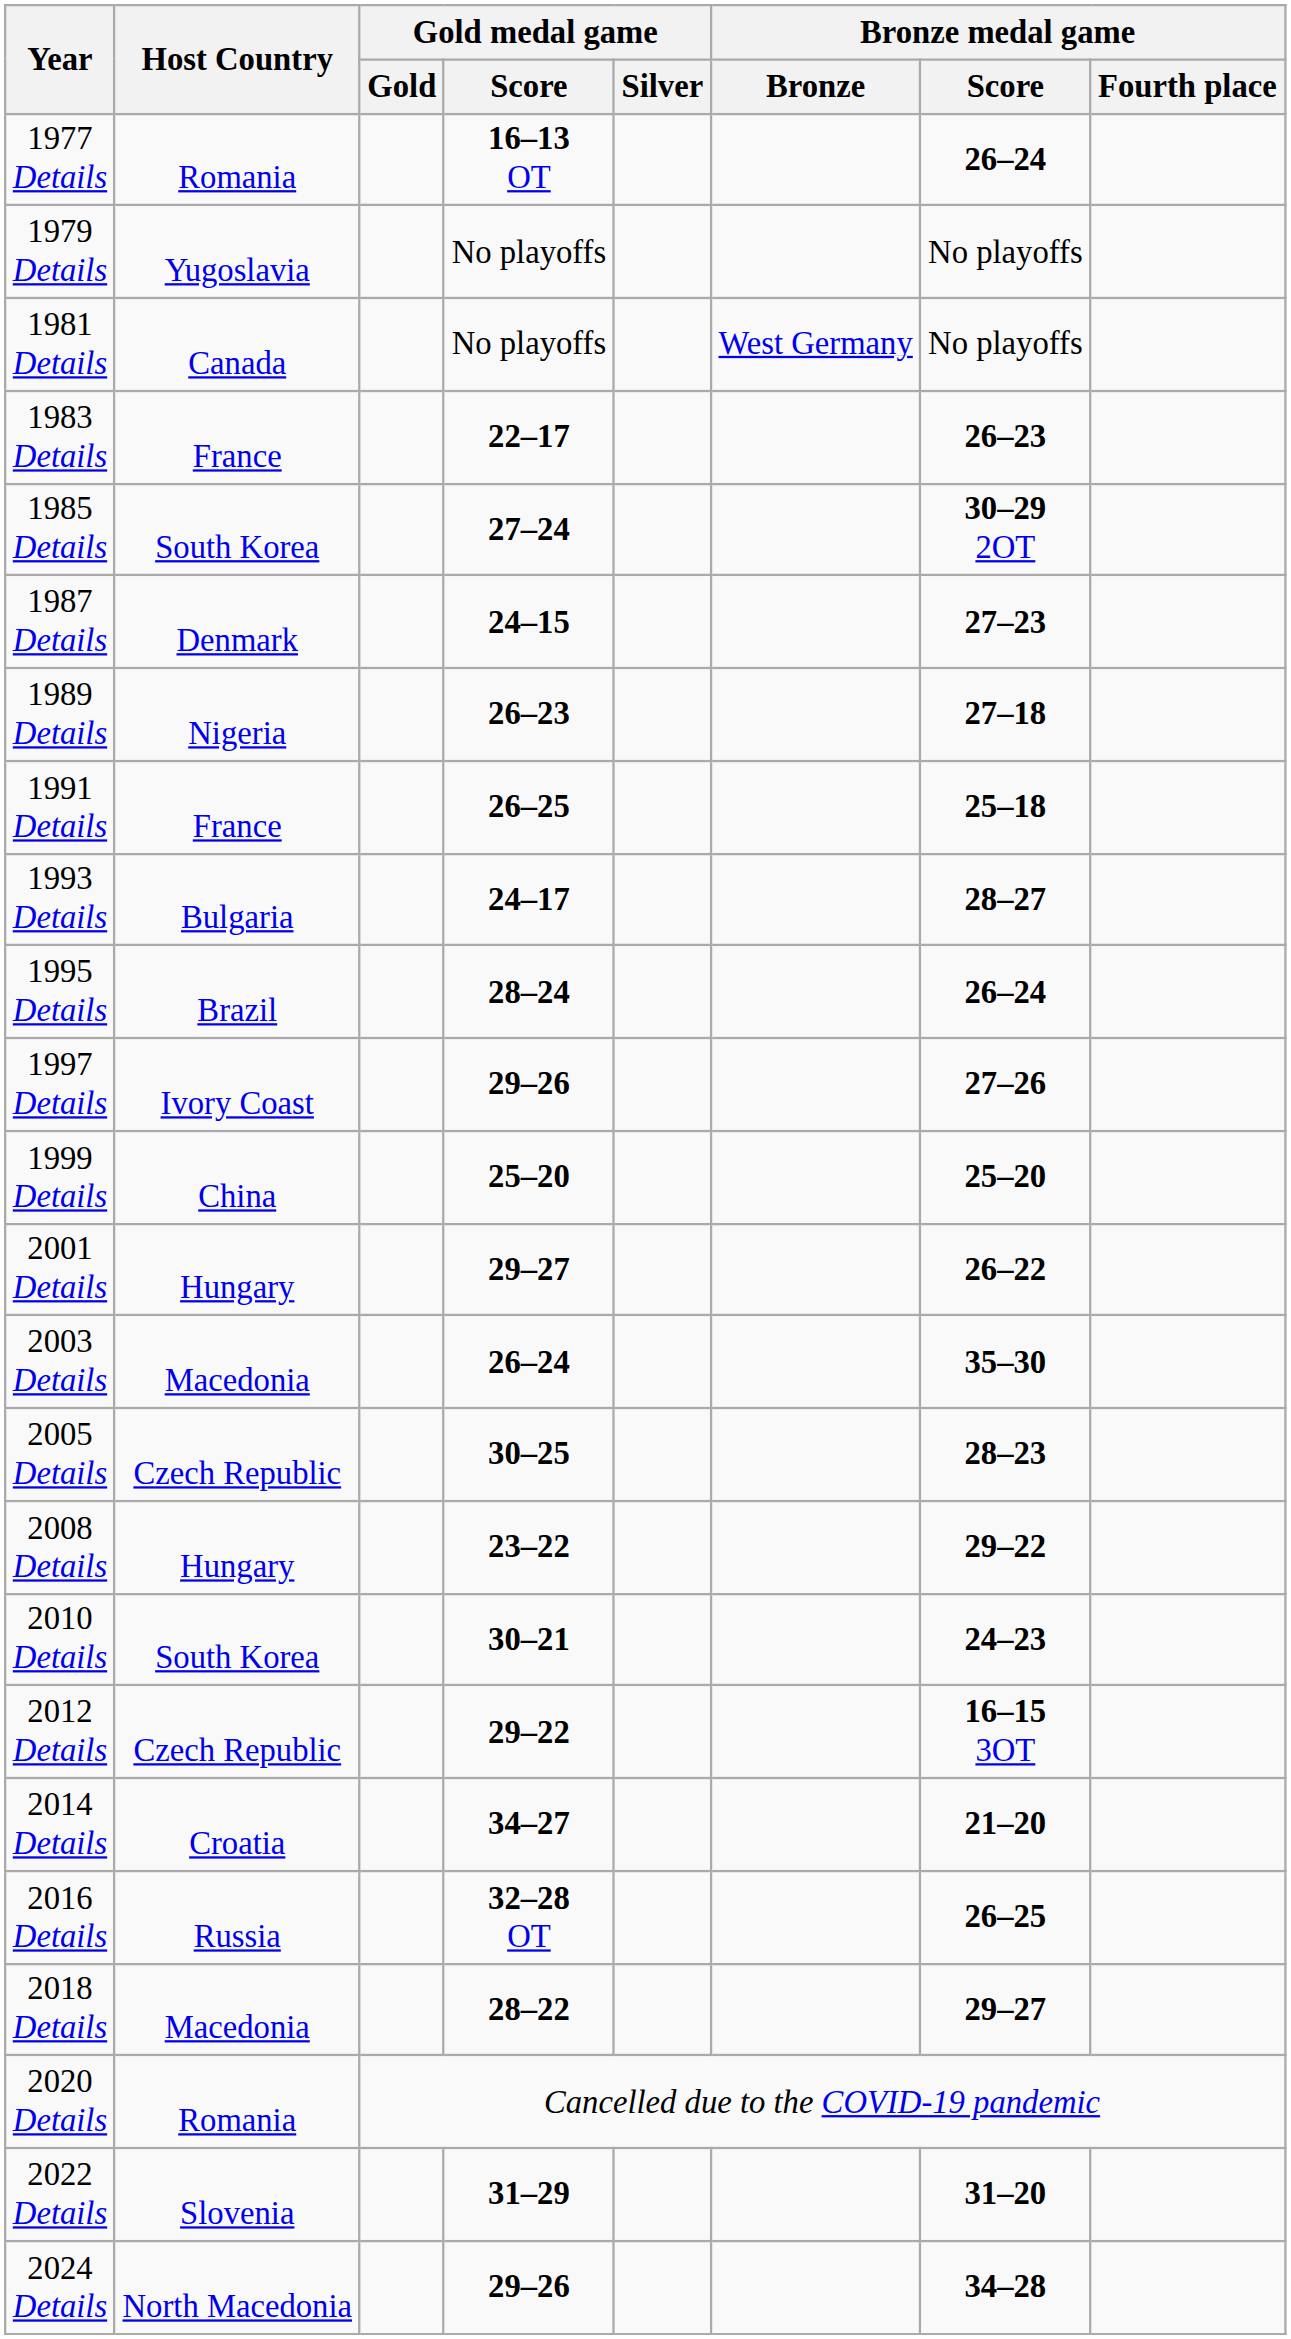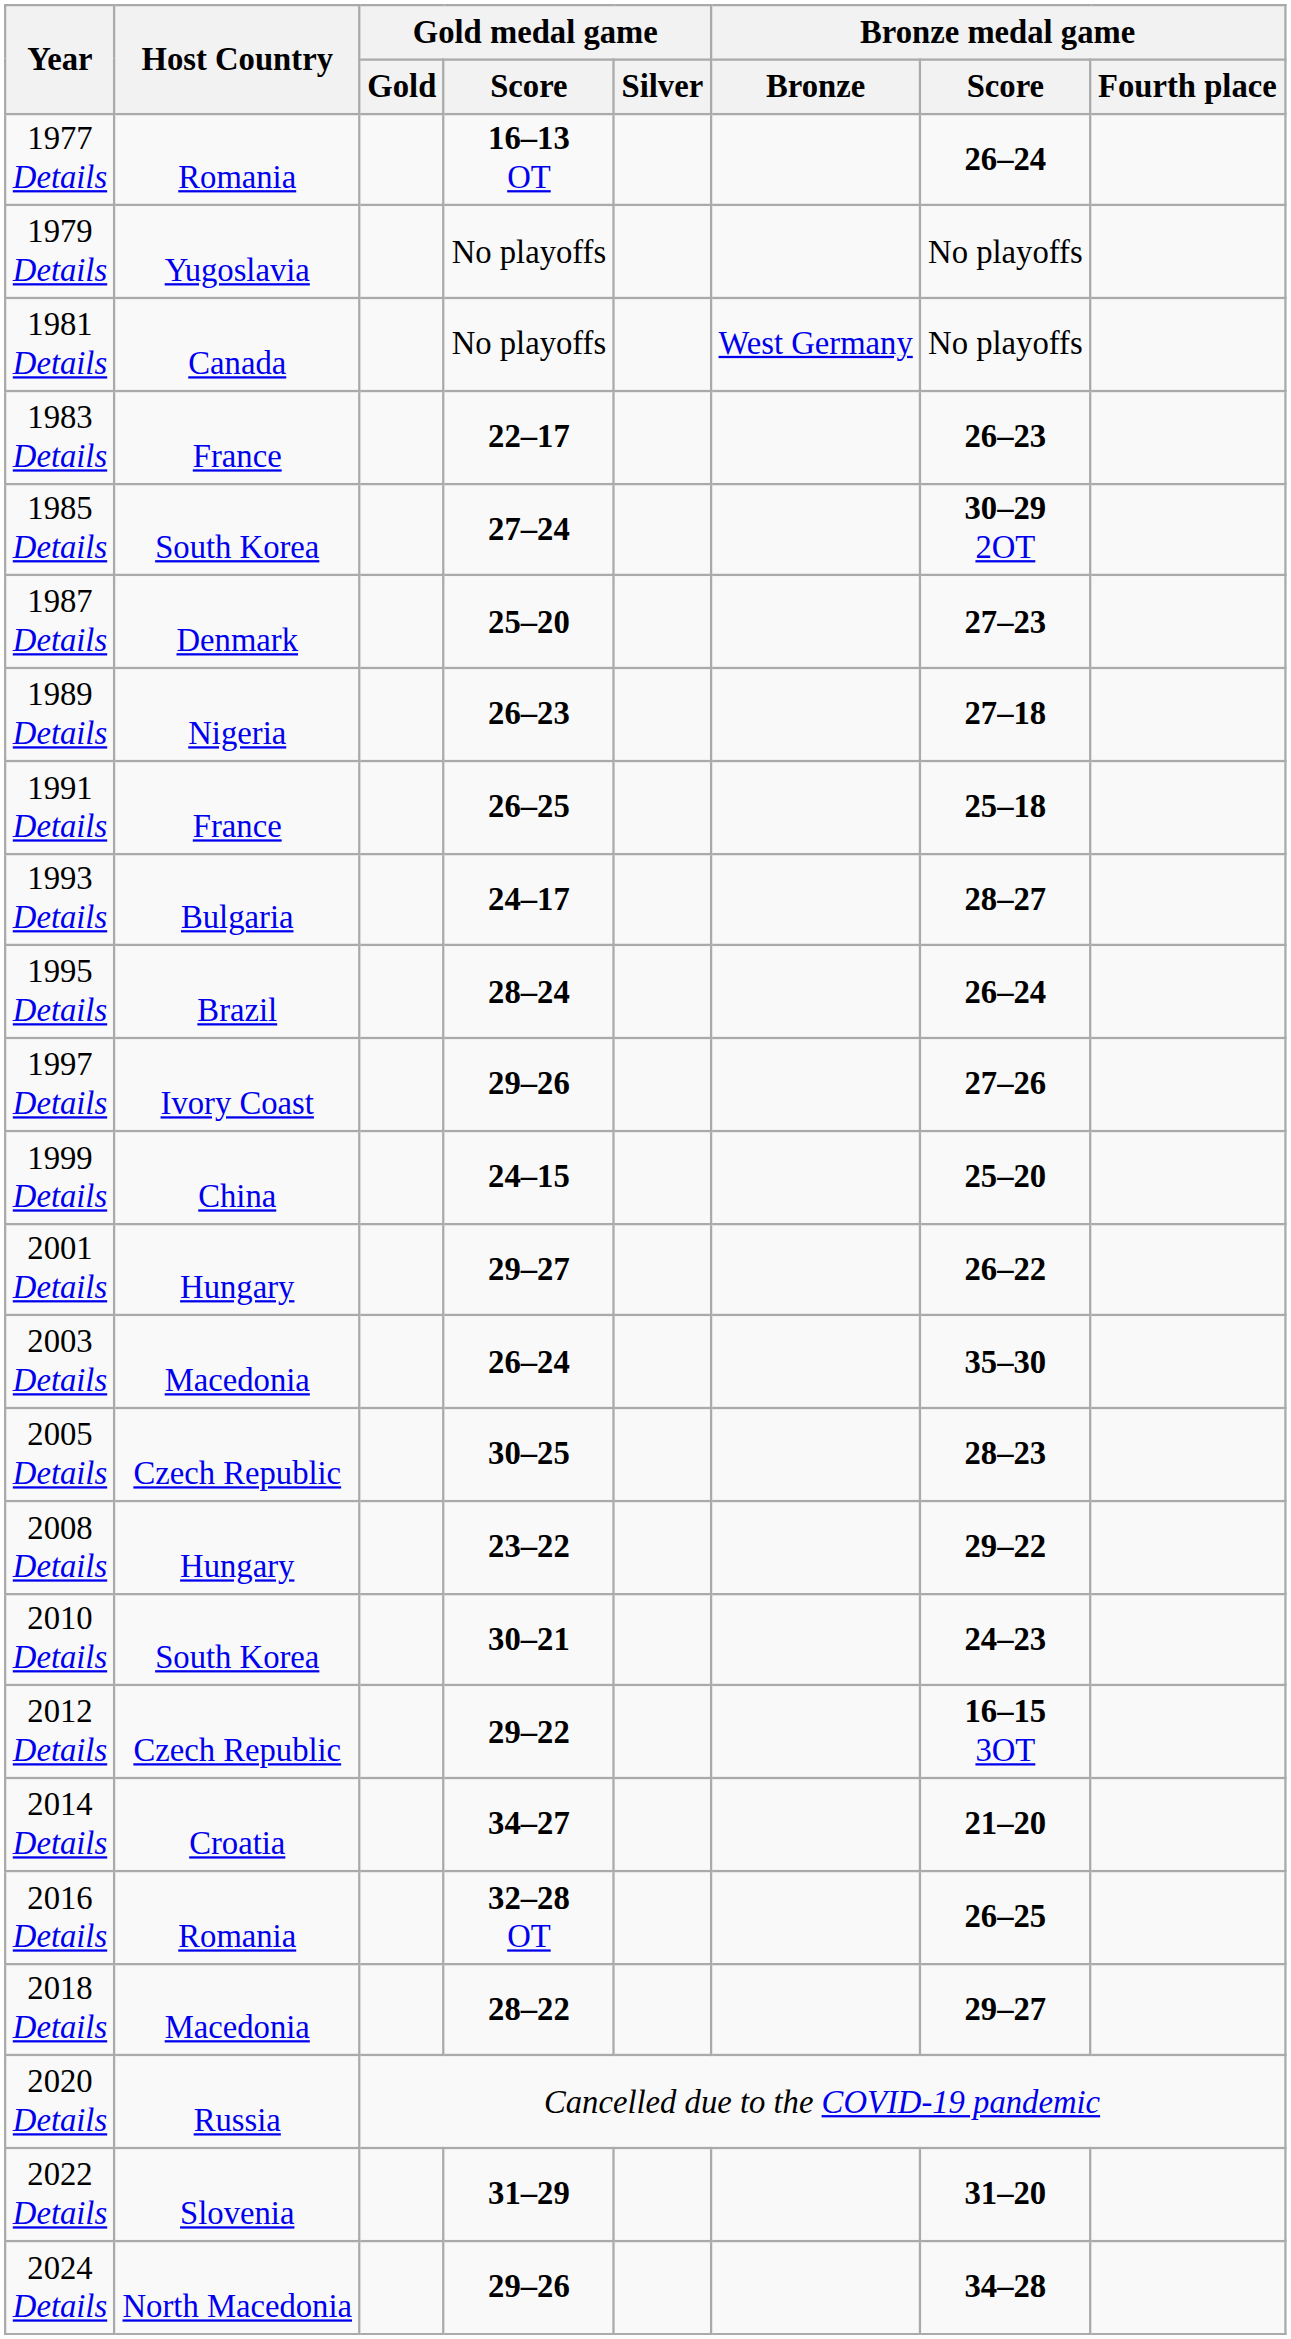(529, 621) 24–15 -> (529, 621) 25–20
(529, 1176) 25–20 -> (529, 1176) 24–15
(237, 1935) Russia -> (237, 1935) Romania
(237, 2120) Romania -> (237, 2120) Russia
